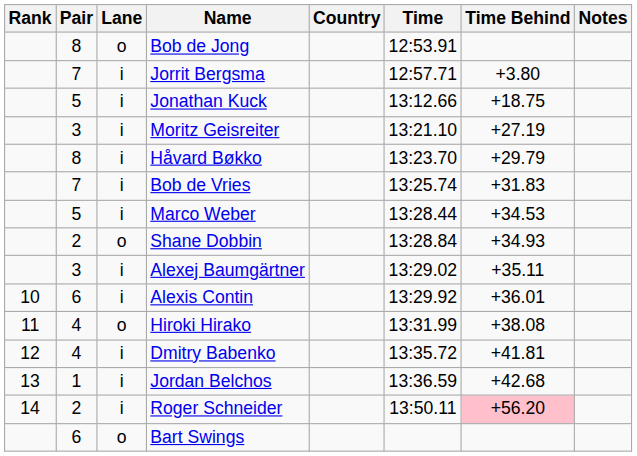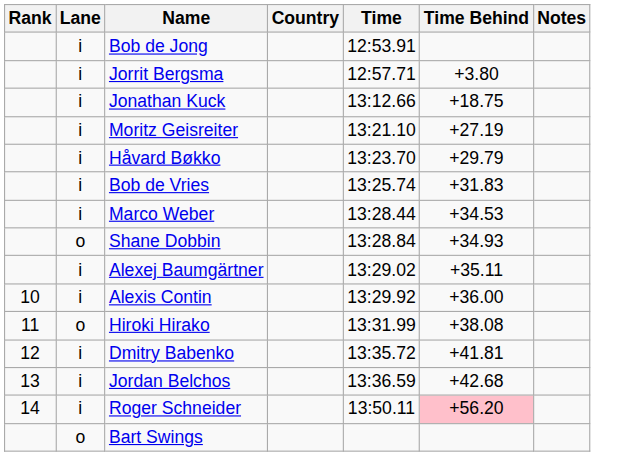- column: (76, 18)
(122, 46) o -> (80, 46) i
(518, 297) +36.01 -> (476, 297) +36.00
